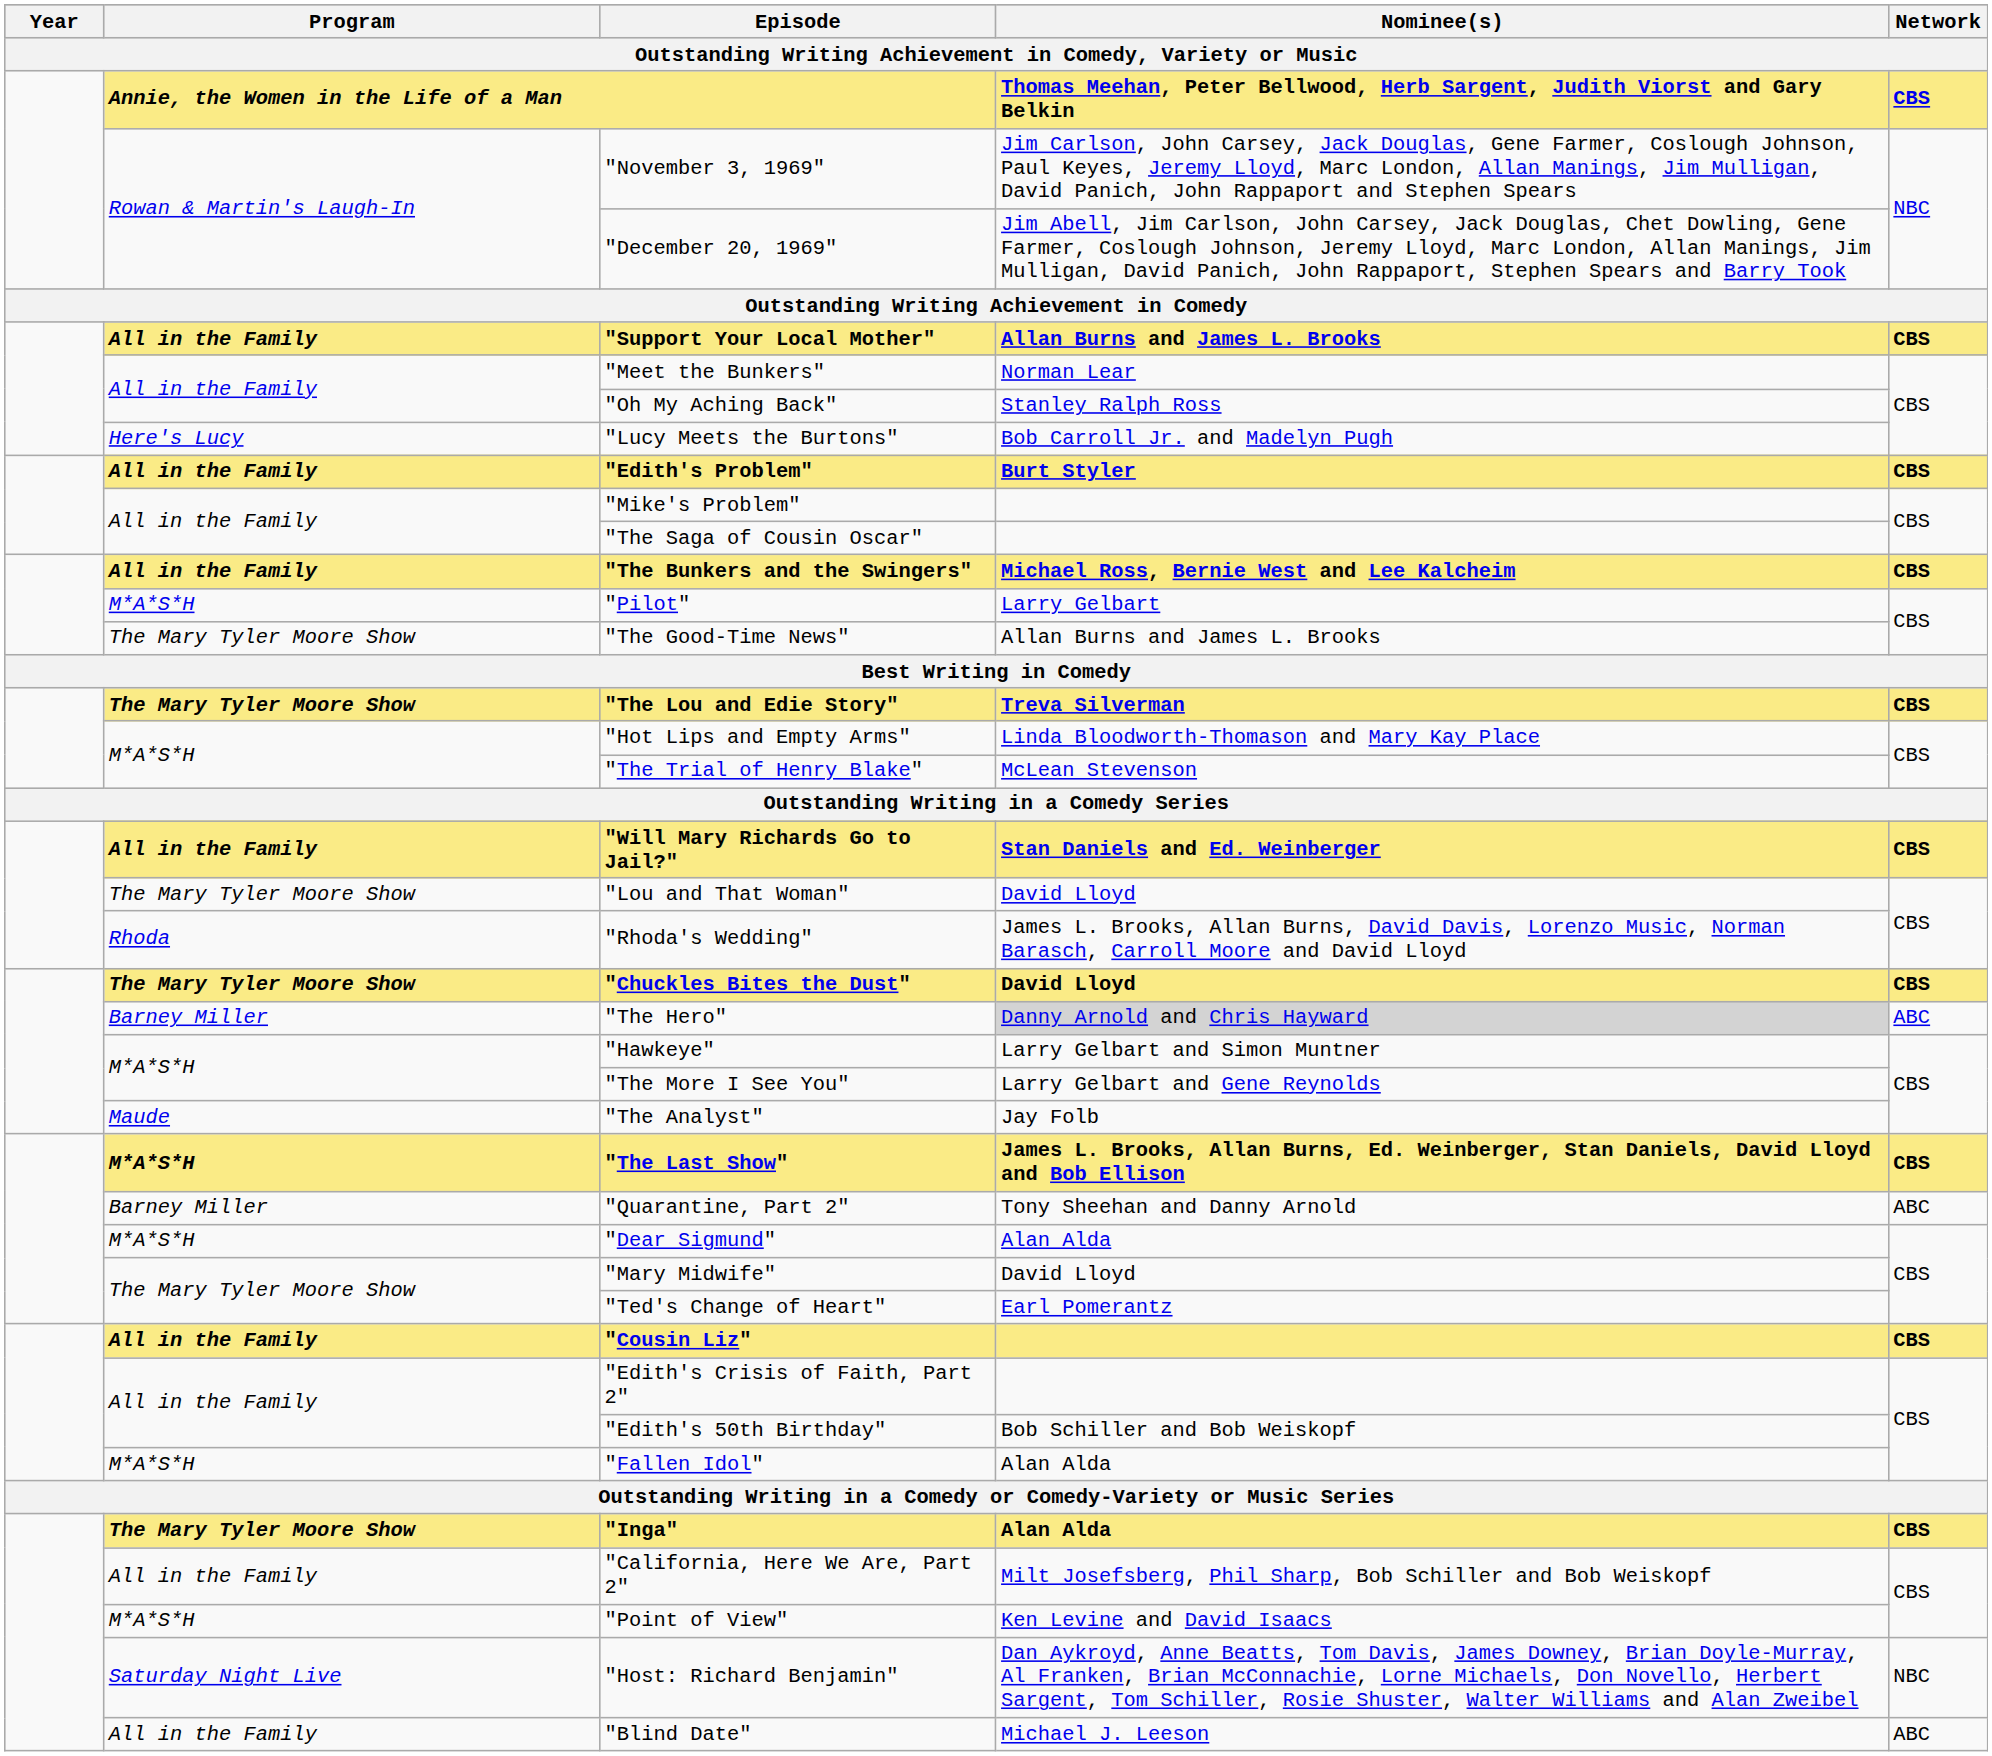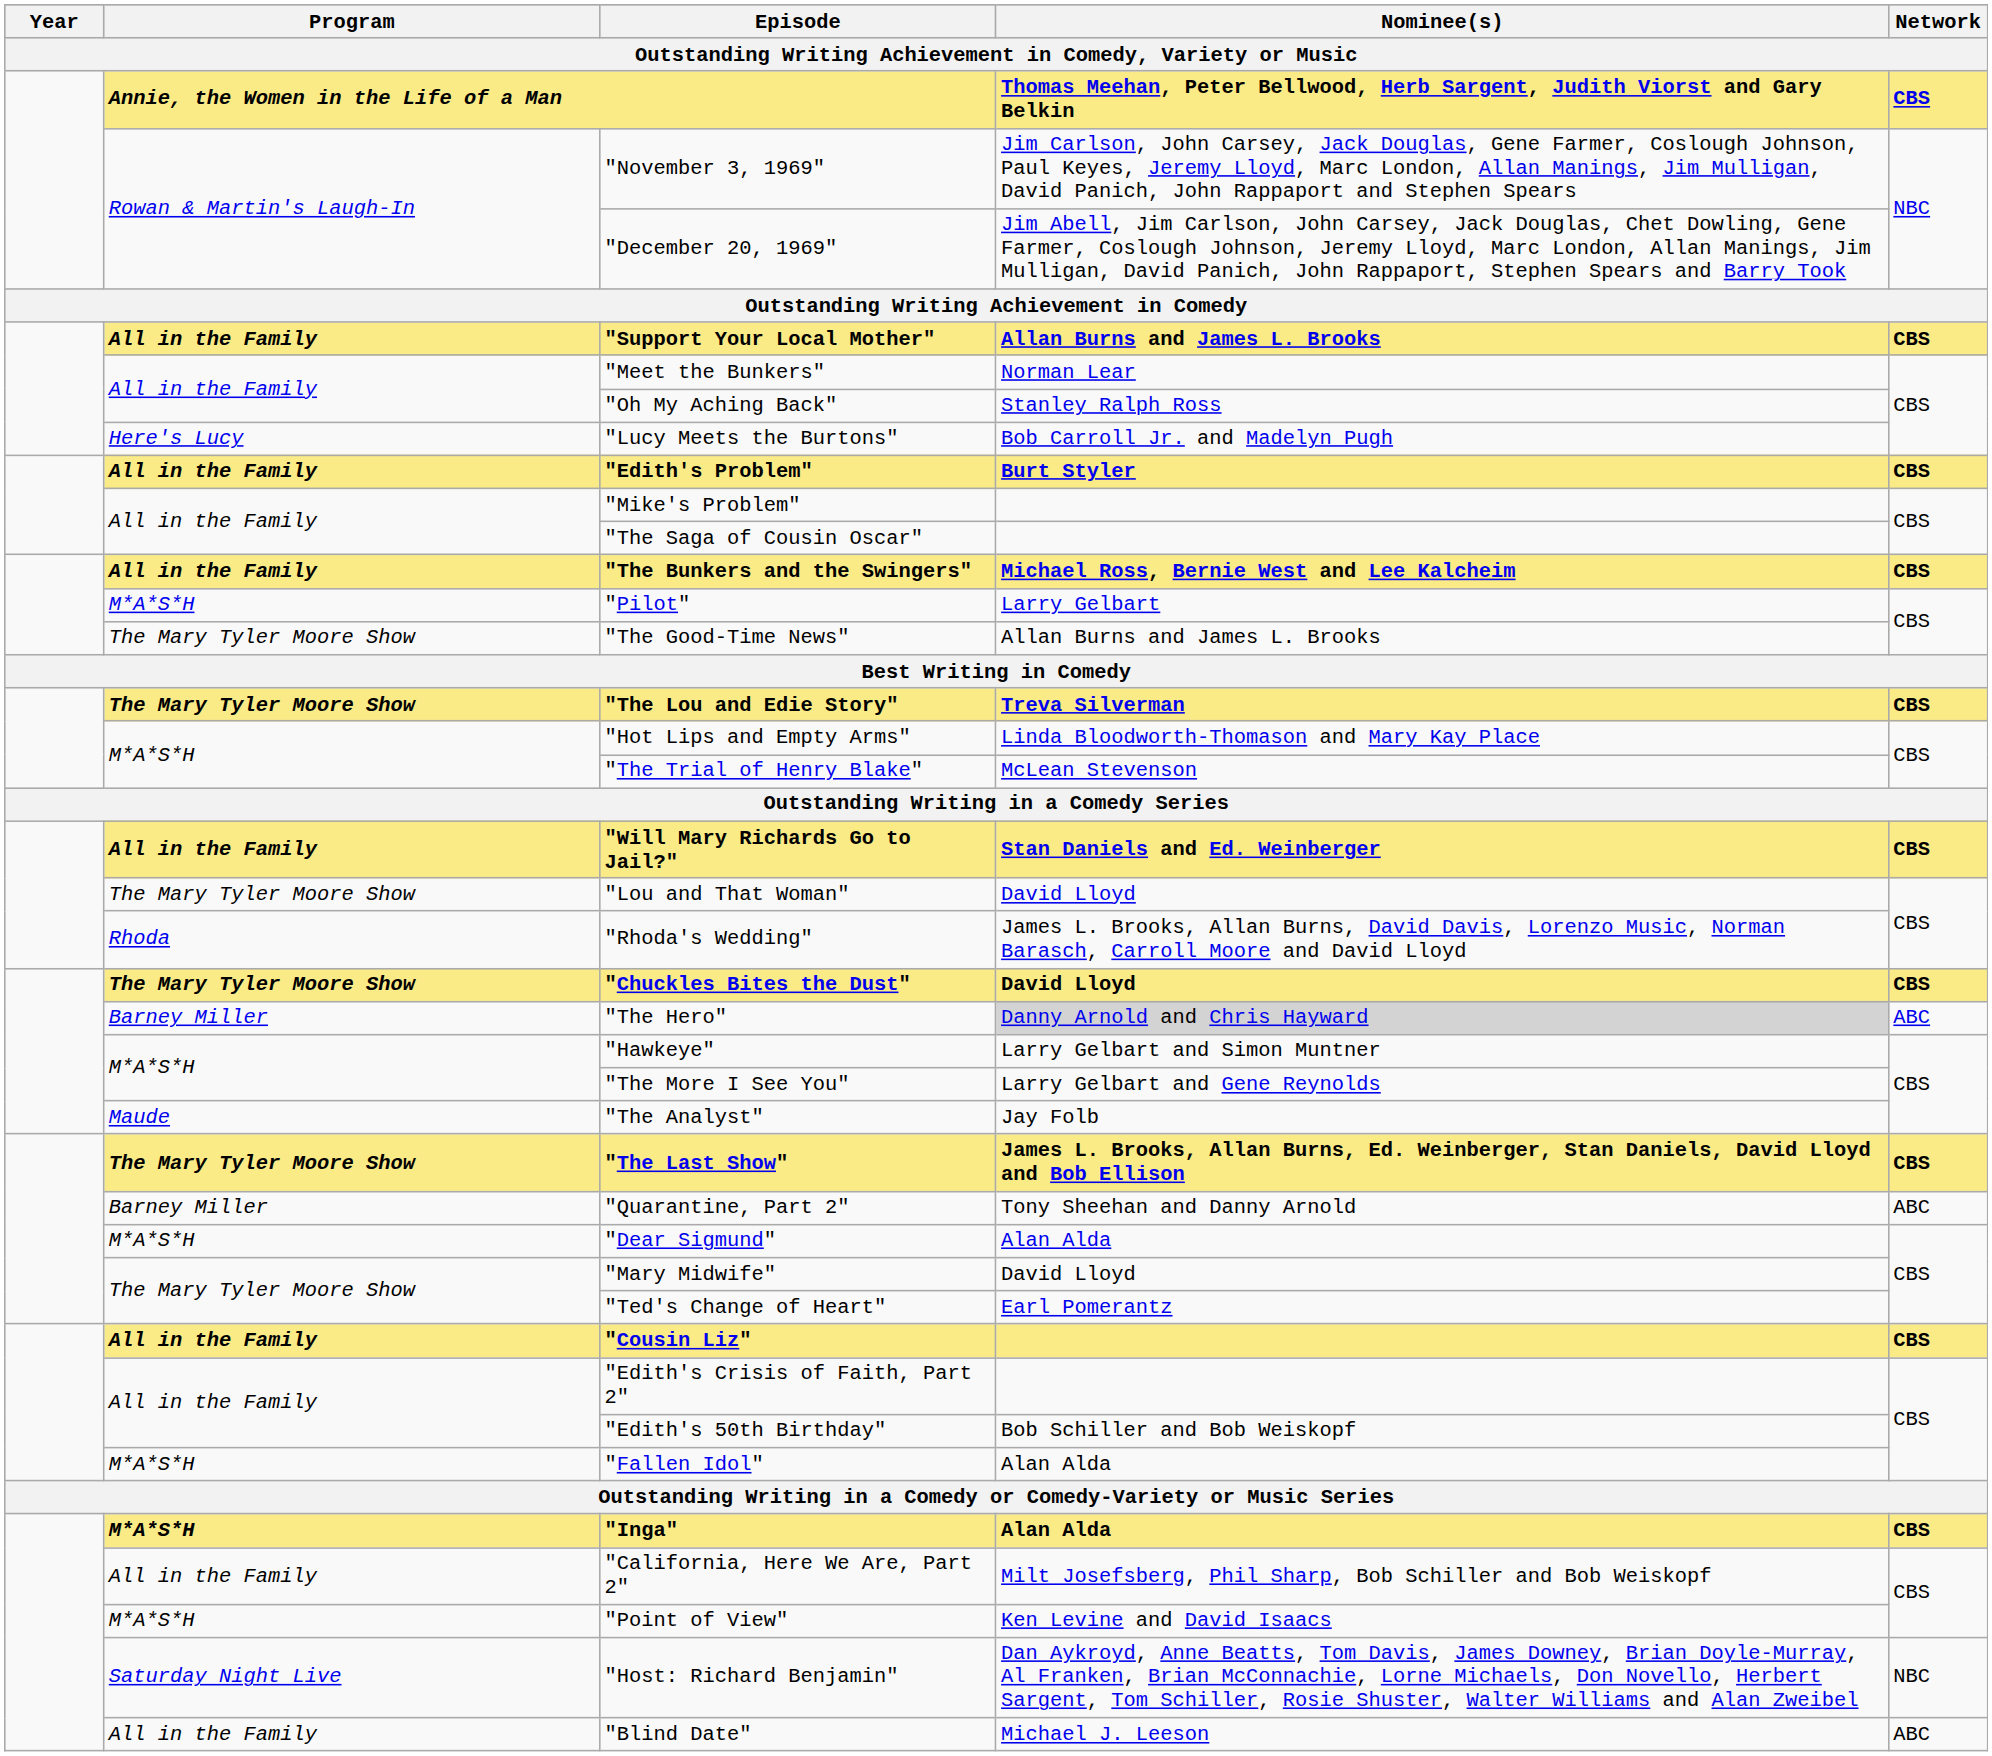(152, 1163) M*A*S*H -> (262, 1163) The Mary Tyler Moore Show
(262, 1531) The Mary Tyler Moore Show -> (152, 1531) M*A*S*H
